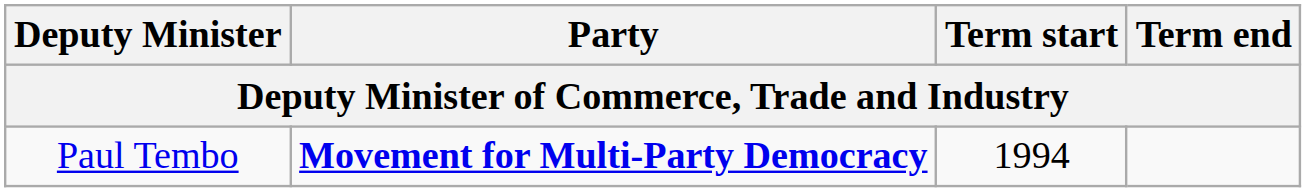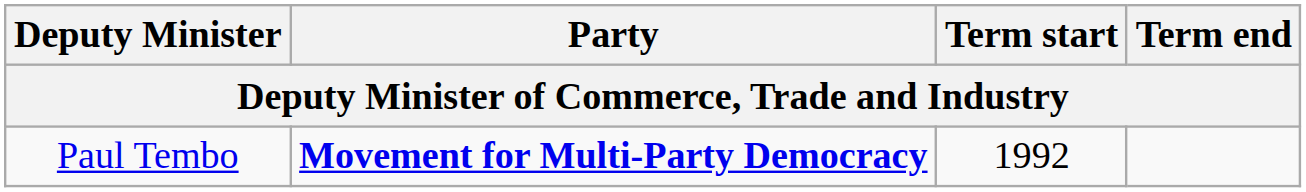(1032, 155) 1994 -> (1032, 155) 1992
